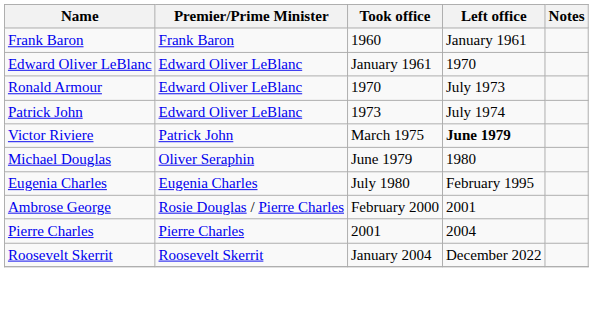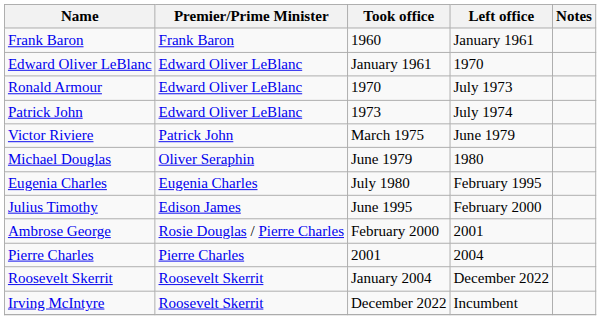(478, 135) bold -> (484, 135) normal
+ row: (53, 207)
+ row: (56, 302)
